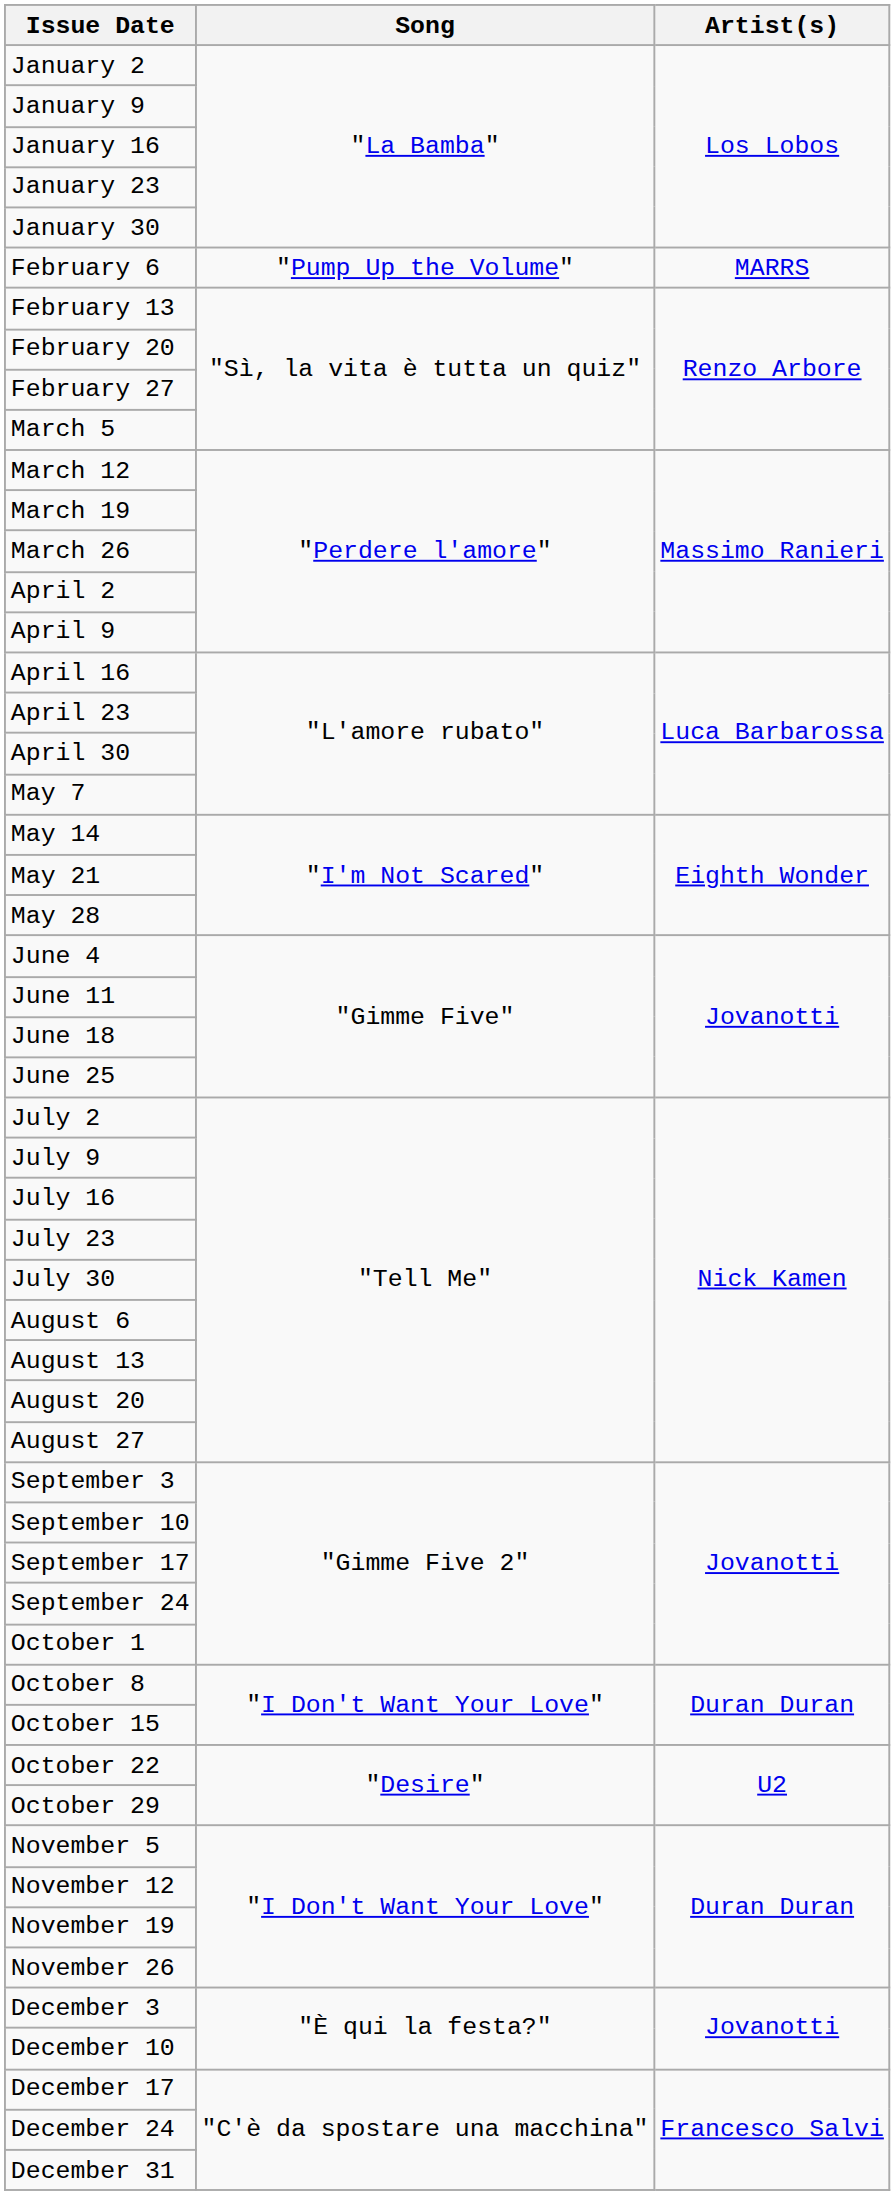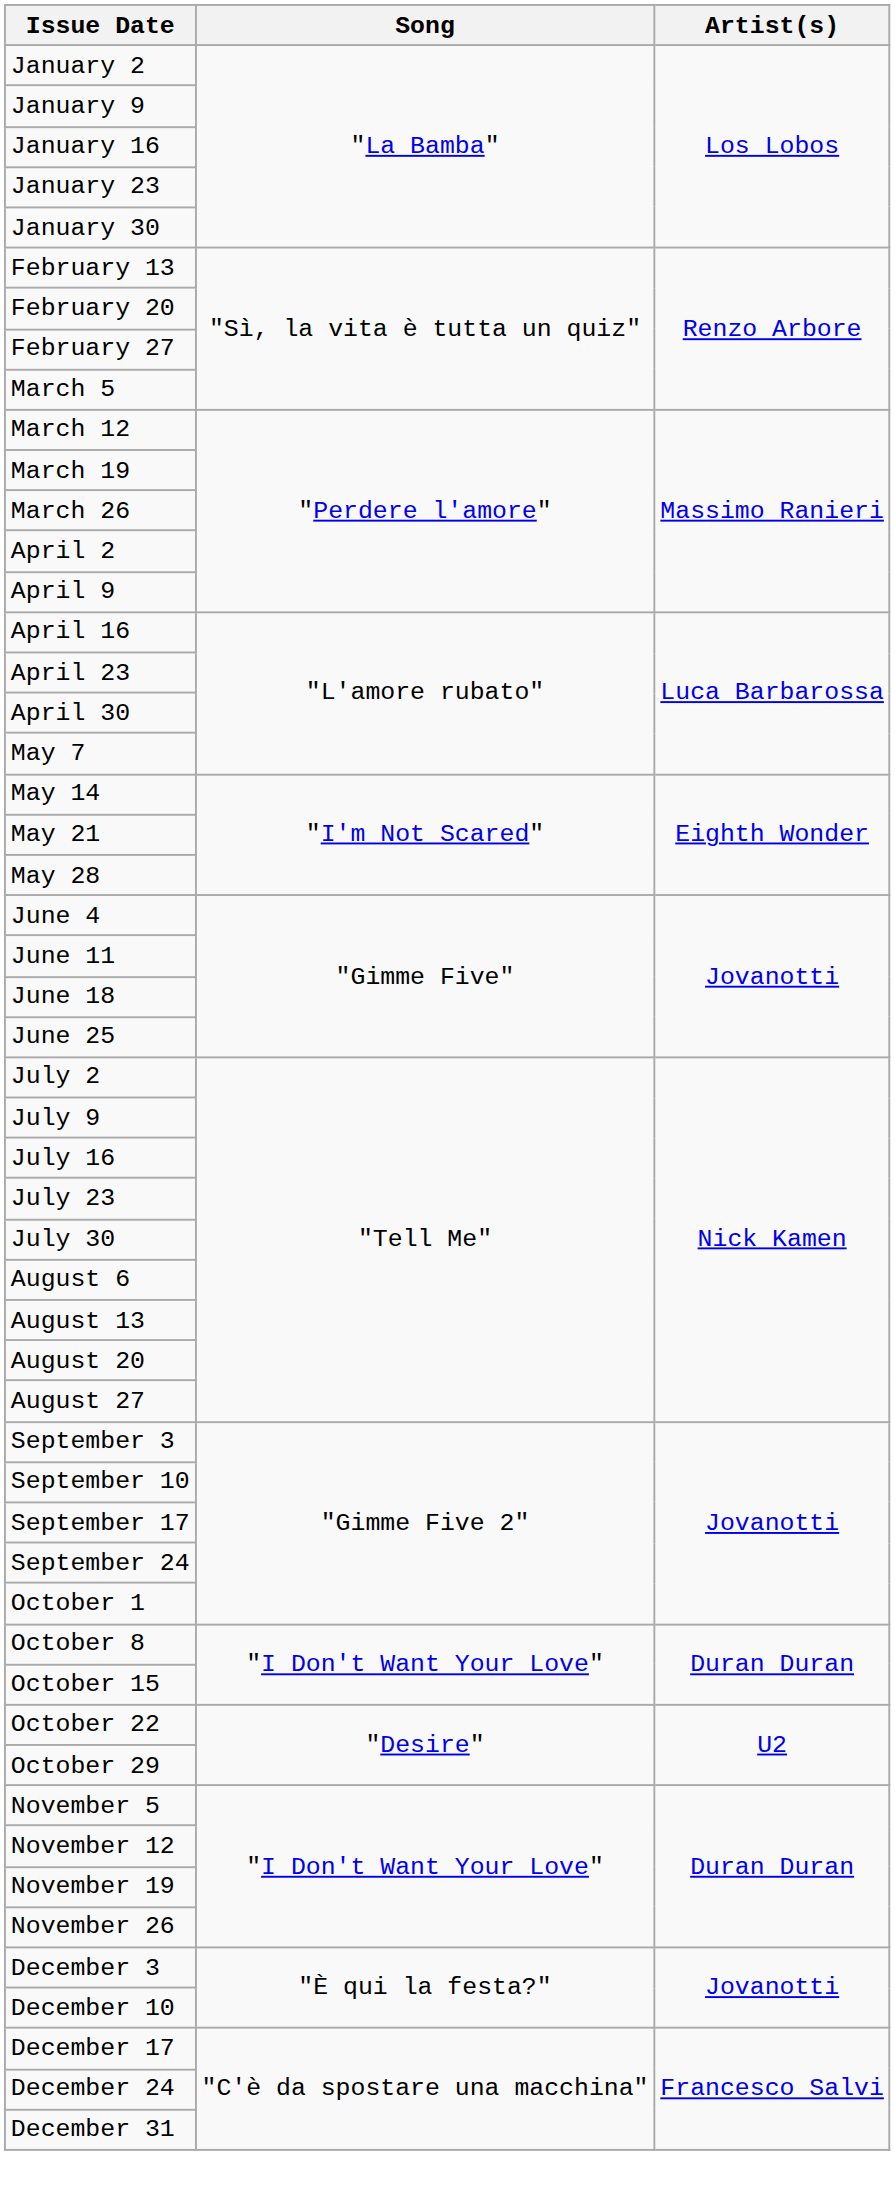- row: (85, 268)
